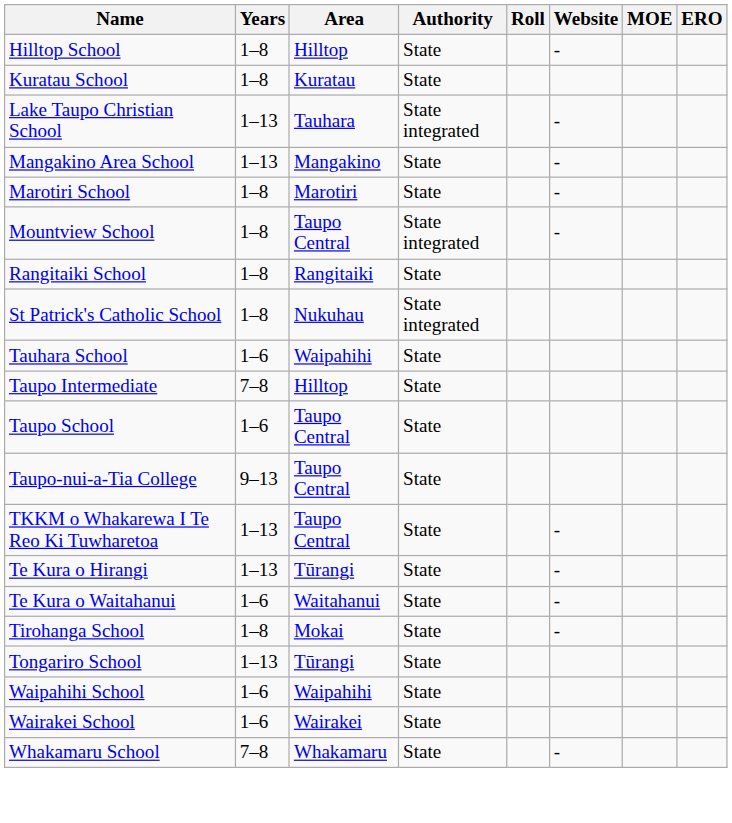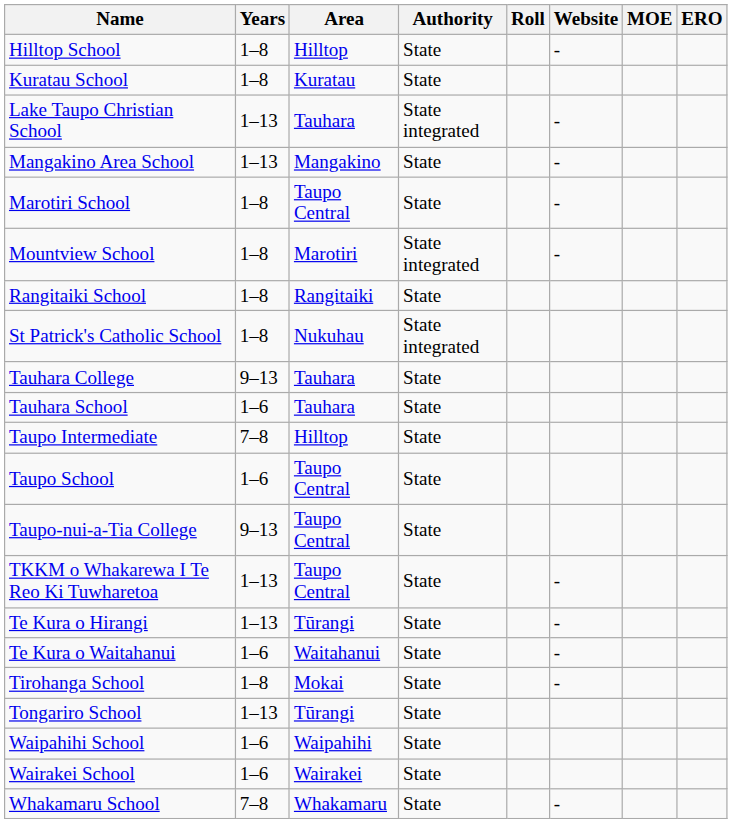(326, 191) Marotiri -> (322, 202) Taupo Central
(322, 232) Taupo Central -> (326, 254) Marotiri
+ row: (71, 377)
(333, 355) Waipahihi -> (324, 407) Tauhara
